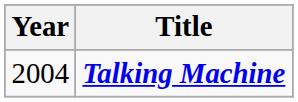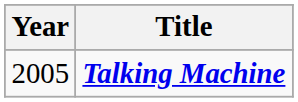(40, 73) 2004 -> (40, 73) 2005
